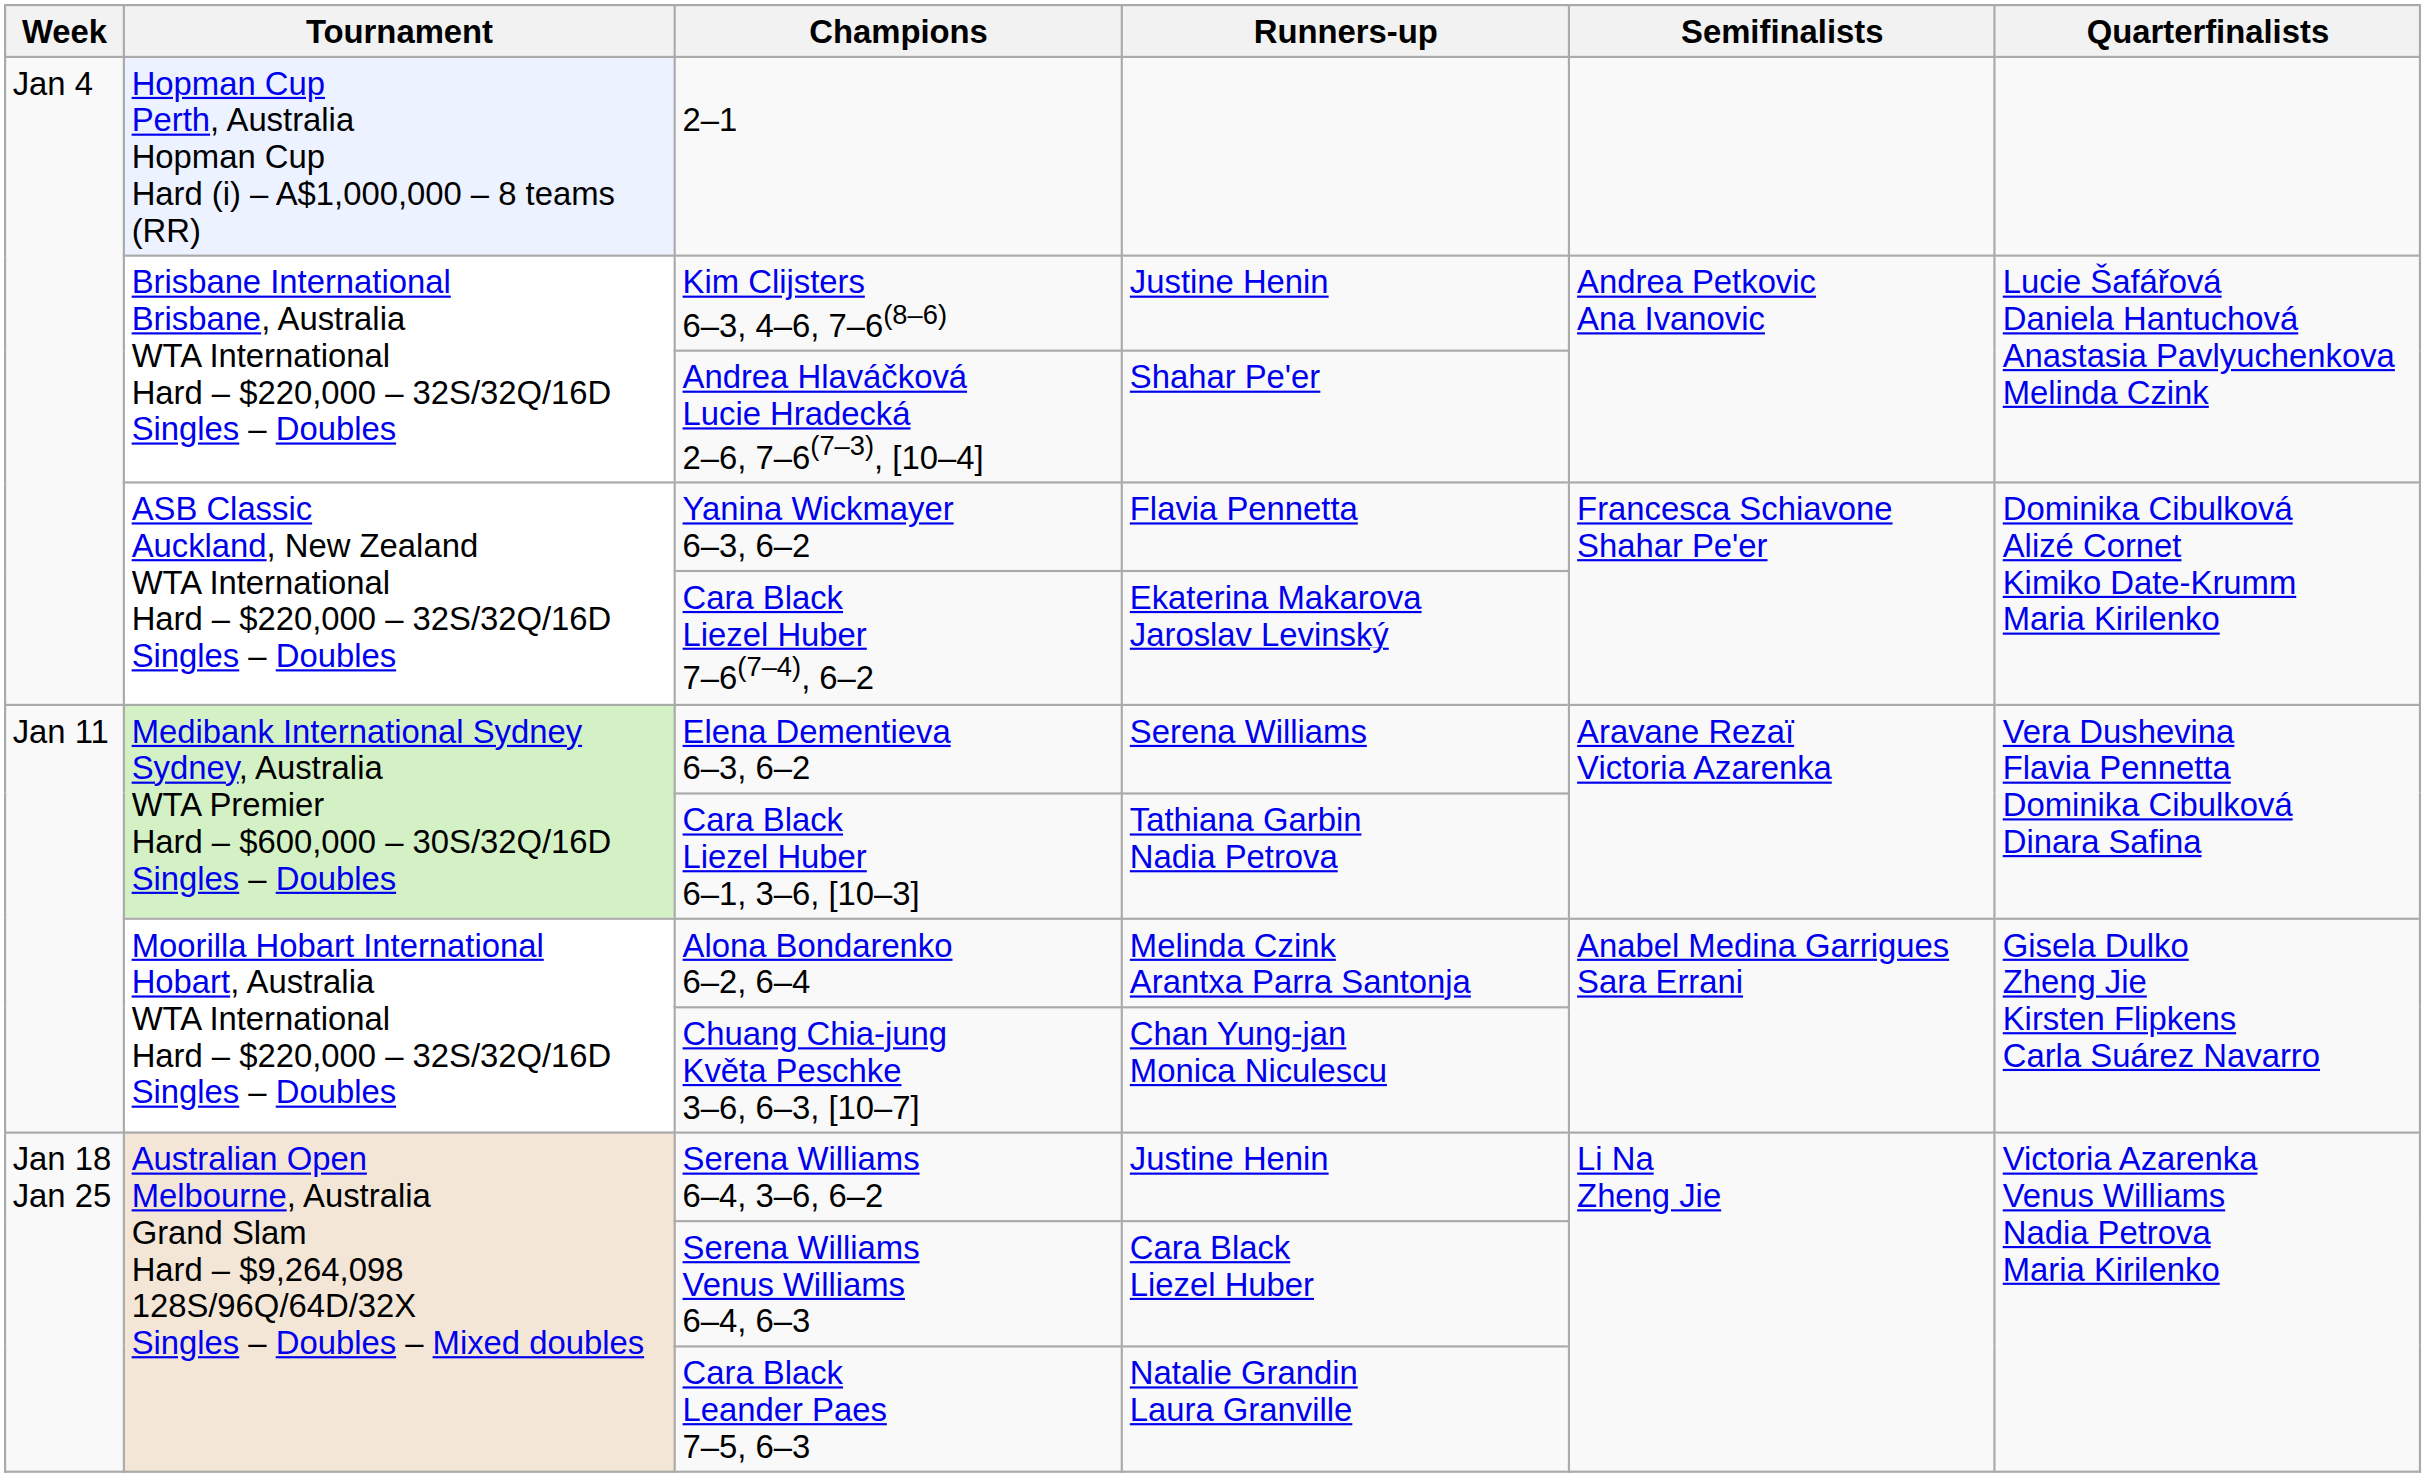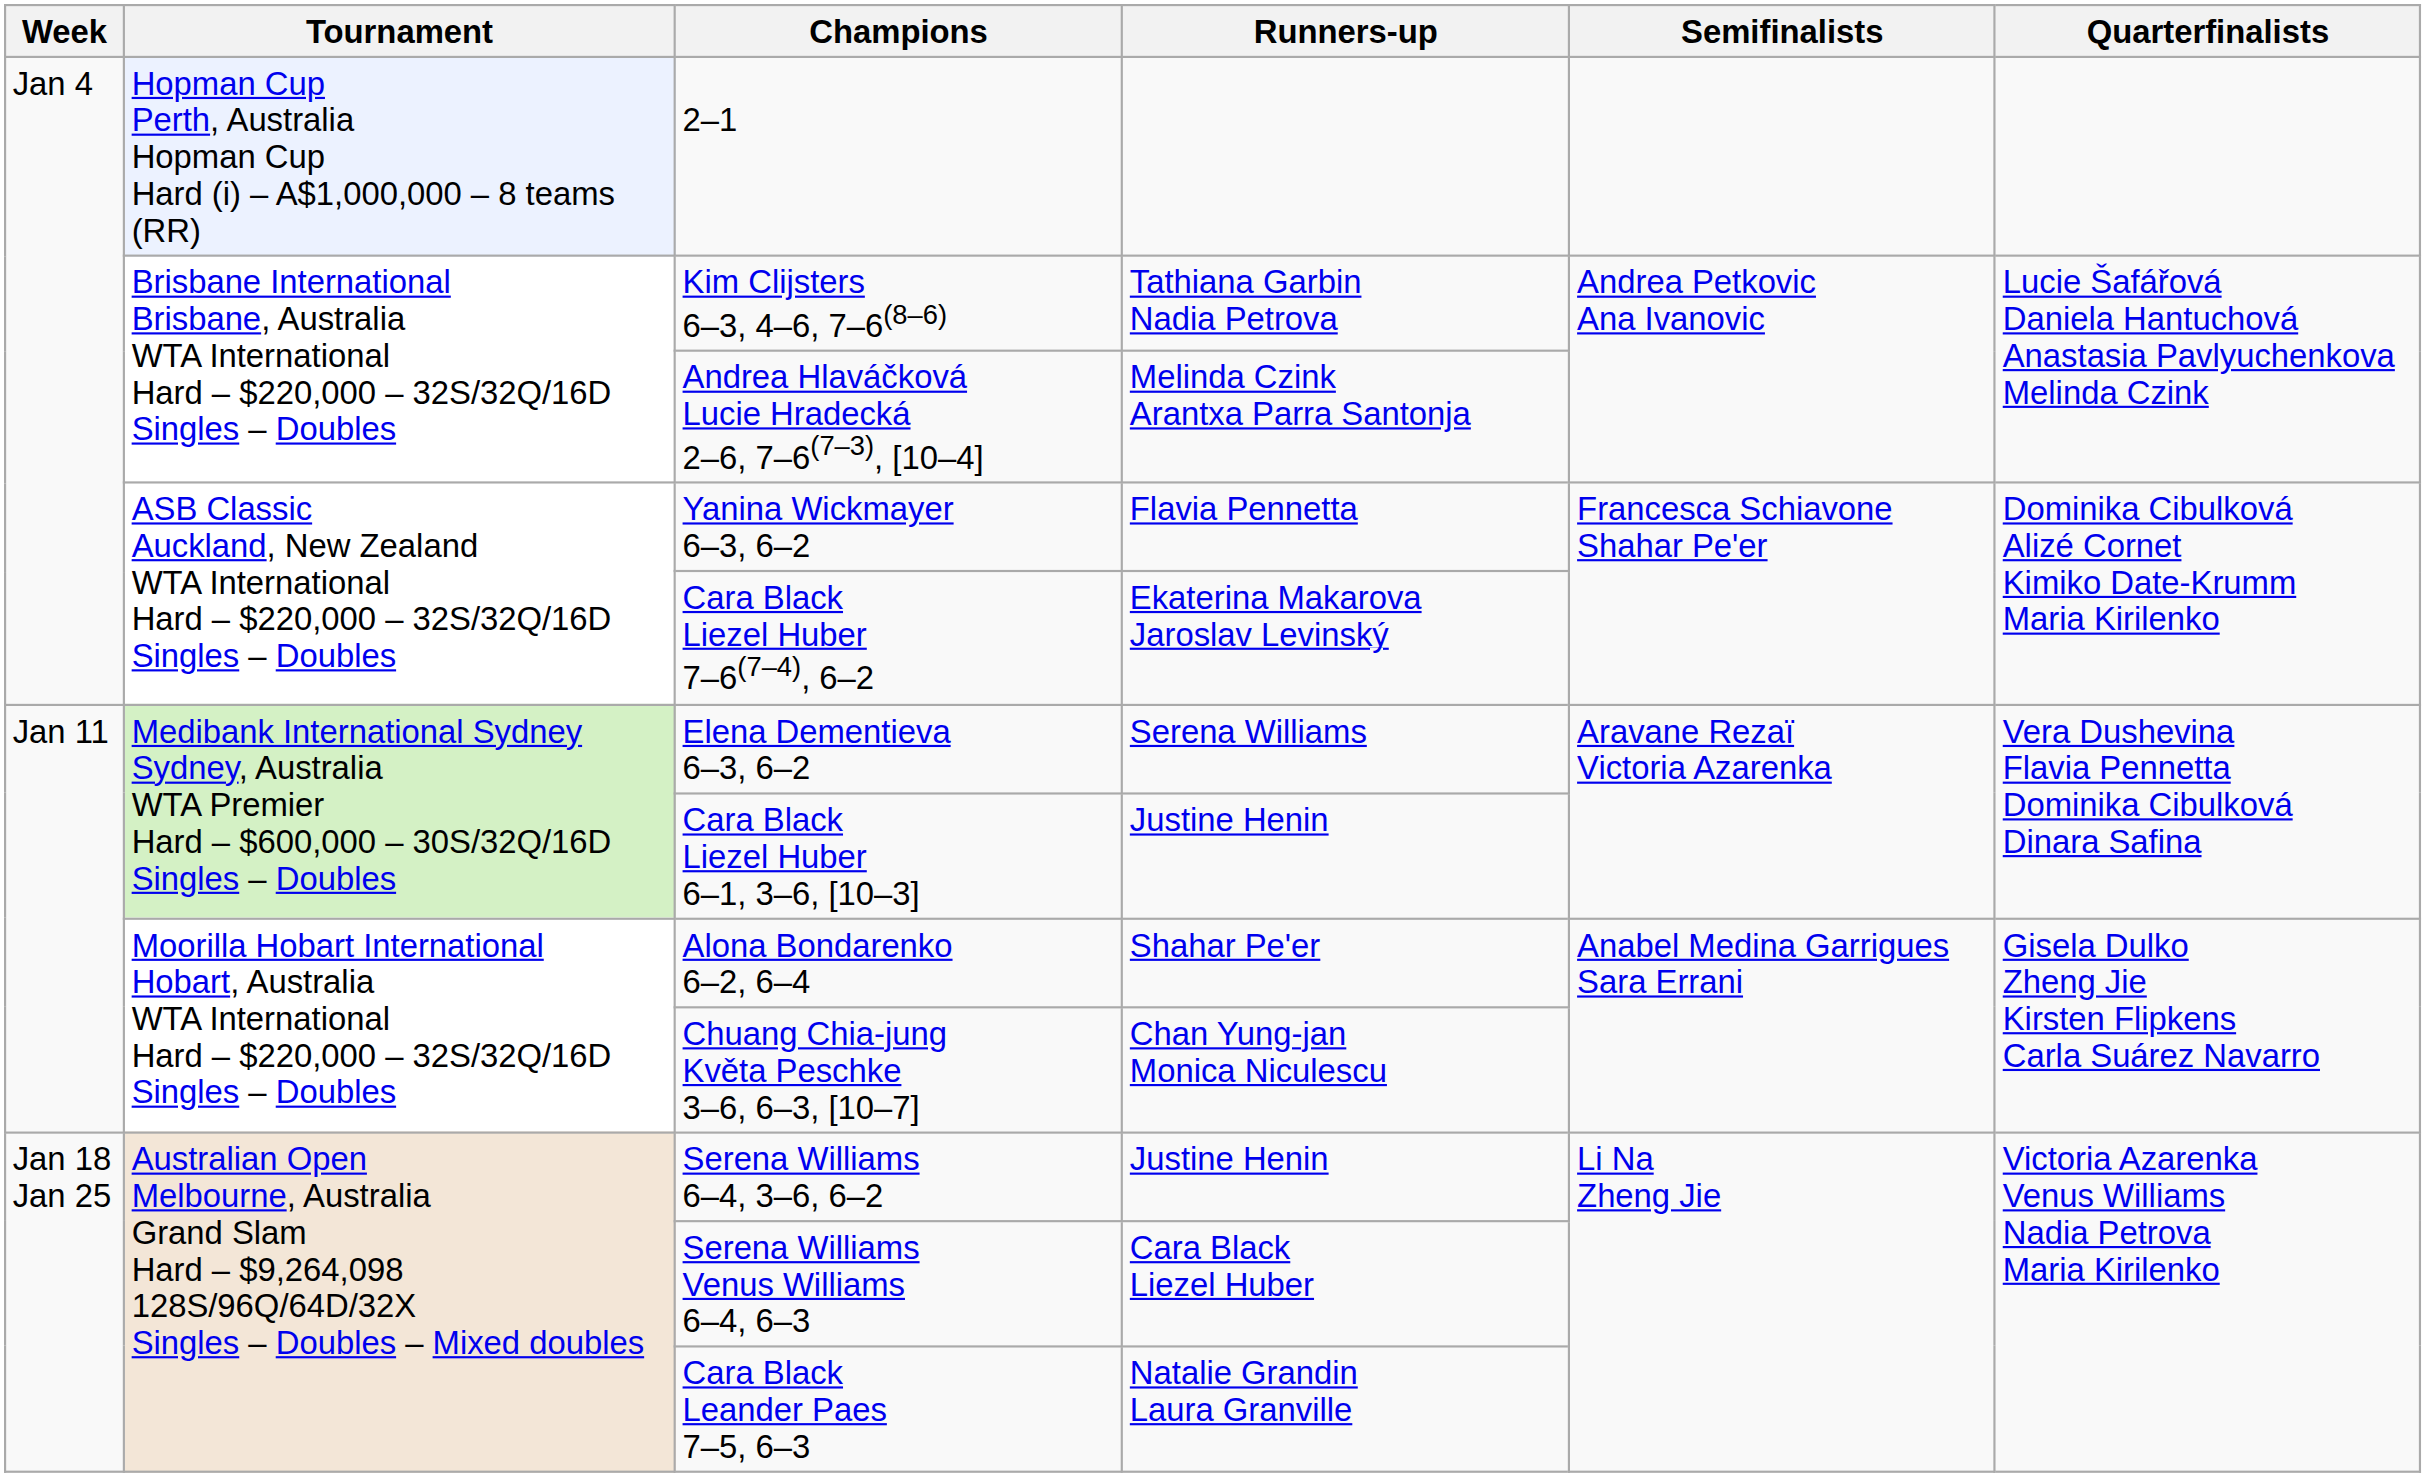(1229, 282) Justine Henin -> (1246, 300) Tathiana Garbin Nadia Petrova
(1225, 377) Shahar Pe'er -> (1300, 396) Melinda Czink Arantxa Parra Santonja
(1246, 837) Tathiana Garbin Nadia Petrova -> (1229, 819) Justine Henin
(1300, 963) Melinda Czink Arantxa Parra Santonja -> (1225, 944) Shahar Pe'er
